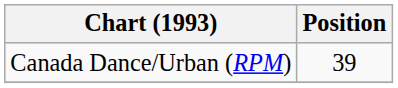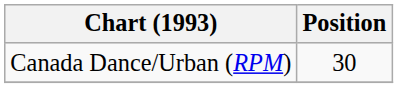(344, 62) 39 -> (344, 62) 30
